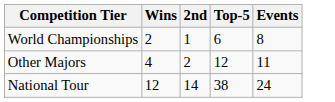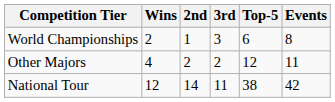+ column: (225, 16)
(264, 85) 24 -> (292, 85) 42
